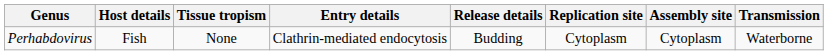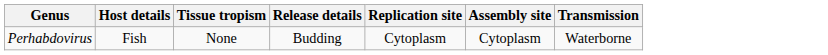- column: (360, 15)
